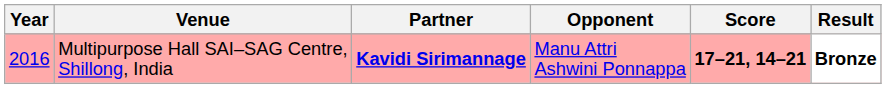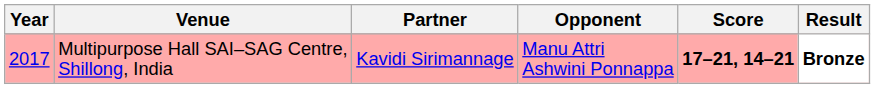(29, 59) 2016 -> (29, 59) 2017
(441, 59) bold -> (435, 59) normal
